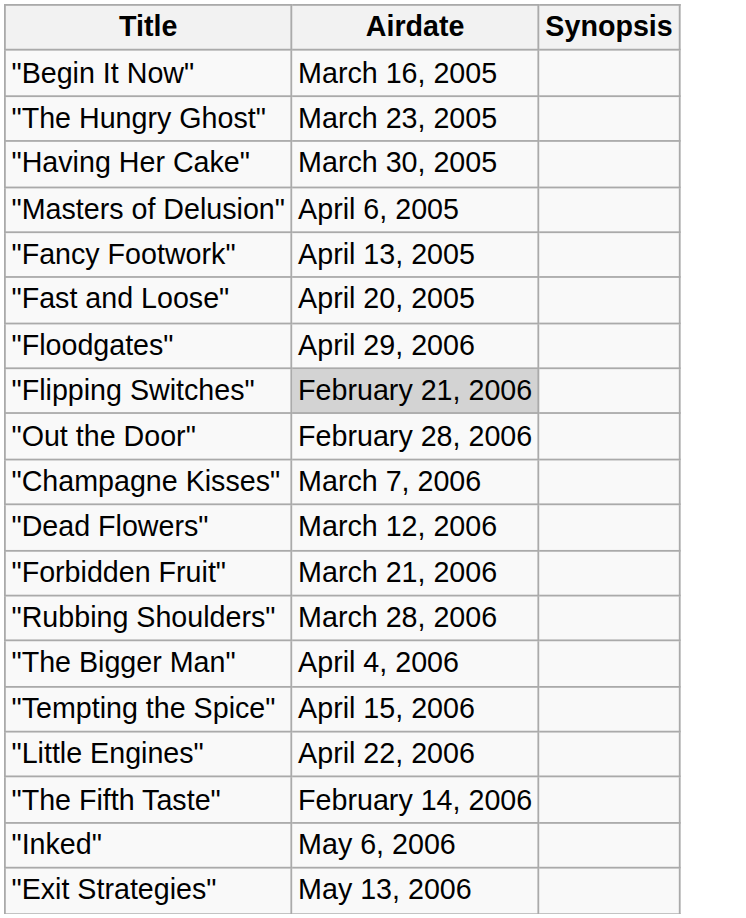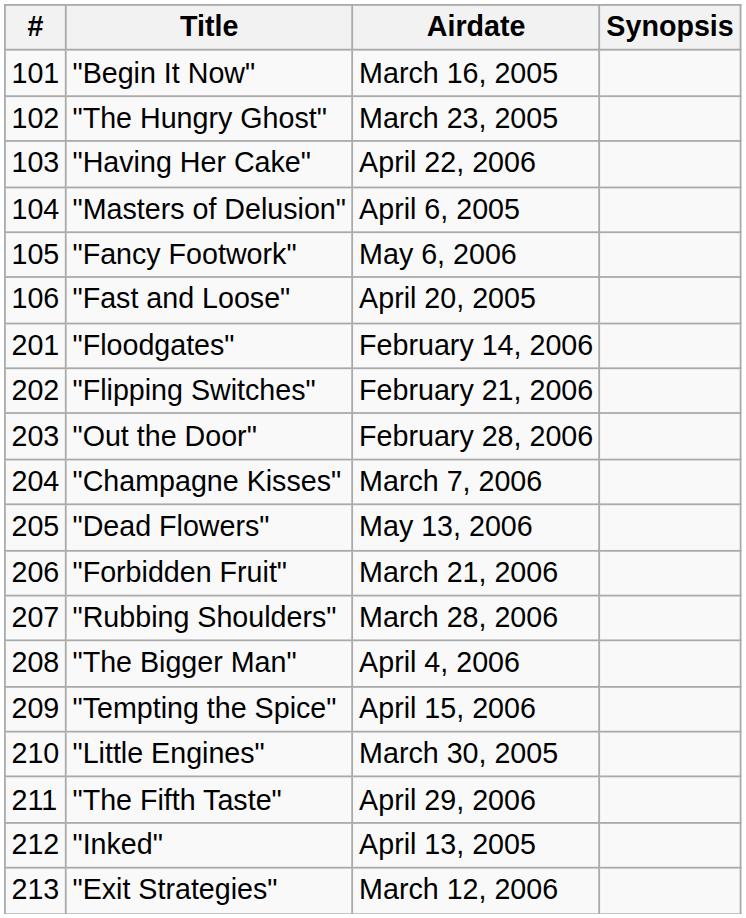+ column: (35, 27)
(398, 163) March 30, 2005 -> (447, 163) April 22, 2006
(386, 254) April 13, 2005 -> (438, 254) May 6, 2006
(386, 345) April 29, 2006 -> (476, 345) February 14, 2006
(415, 390) lightgrey background -> (476, 390) no background
(398, 526) March 12, 2006 -> (446, 526) May 13, 2006
(386, 753) April 22, 2006 -> (459, 753) March 30, 2005
(415, 799) February 14, 2006 -> (447, 799) April 29, 2006
(377, 844) May 6, 2006 -> (447, 844) April 13, 2005
(385, 890) May 13, 2006 -> (459, 890) March 12, 2006
